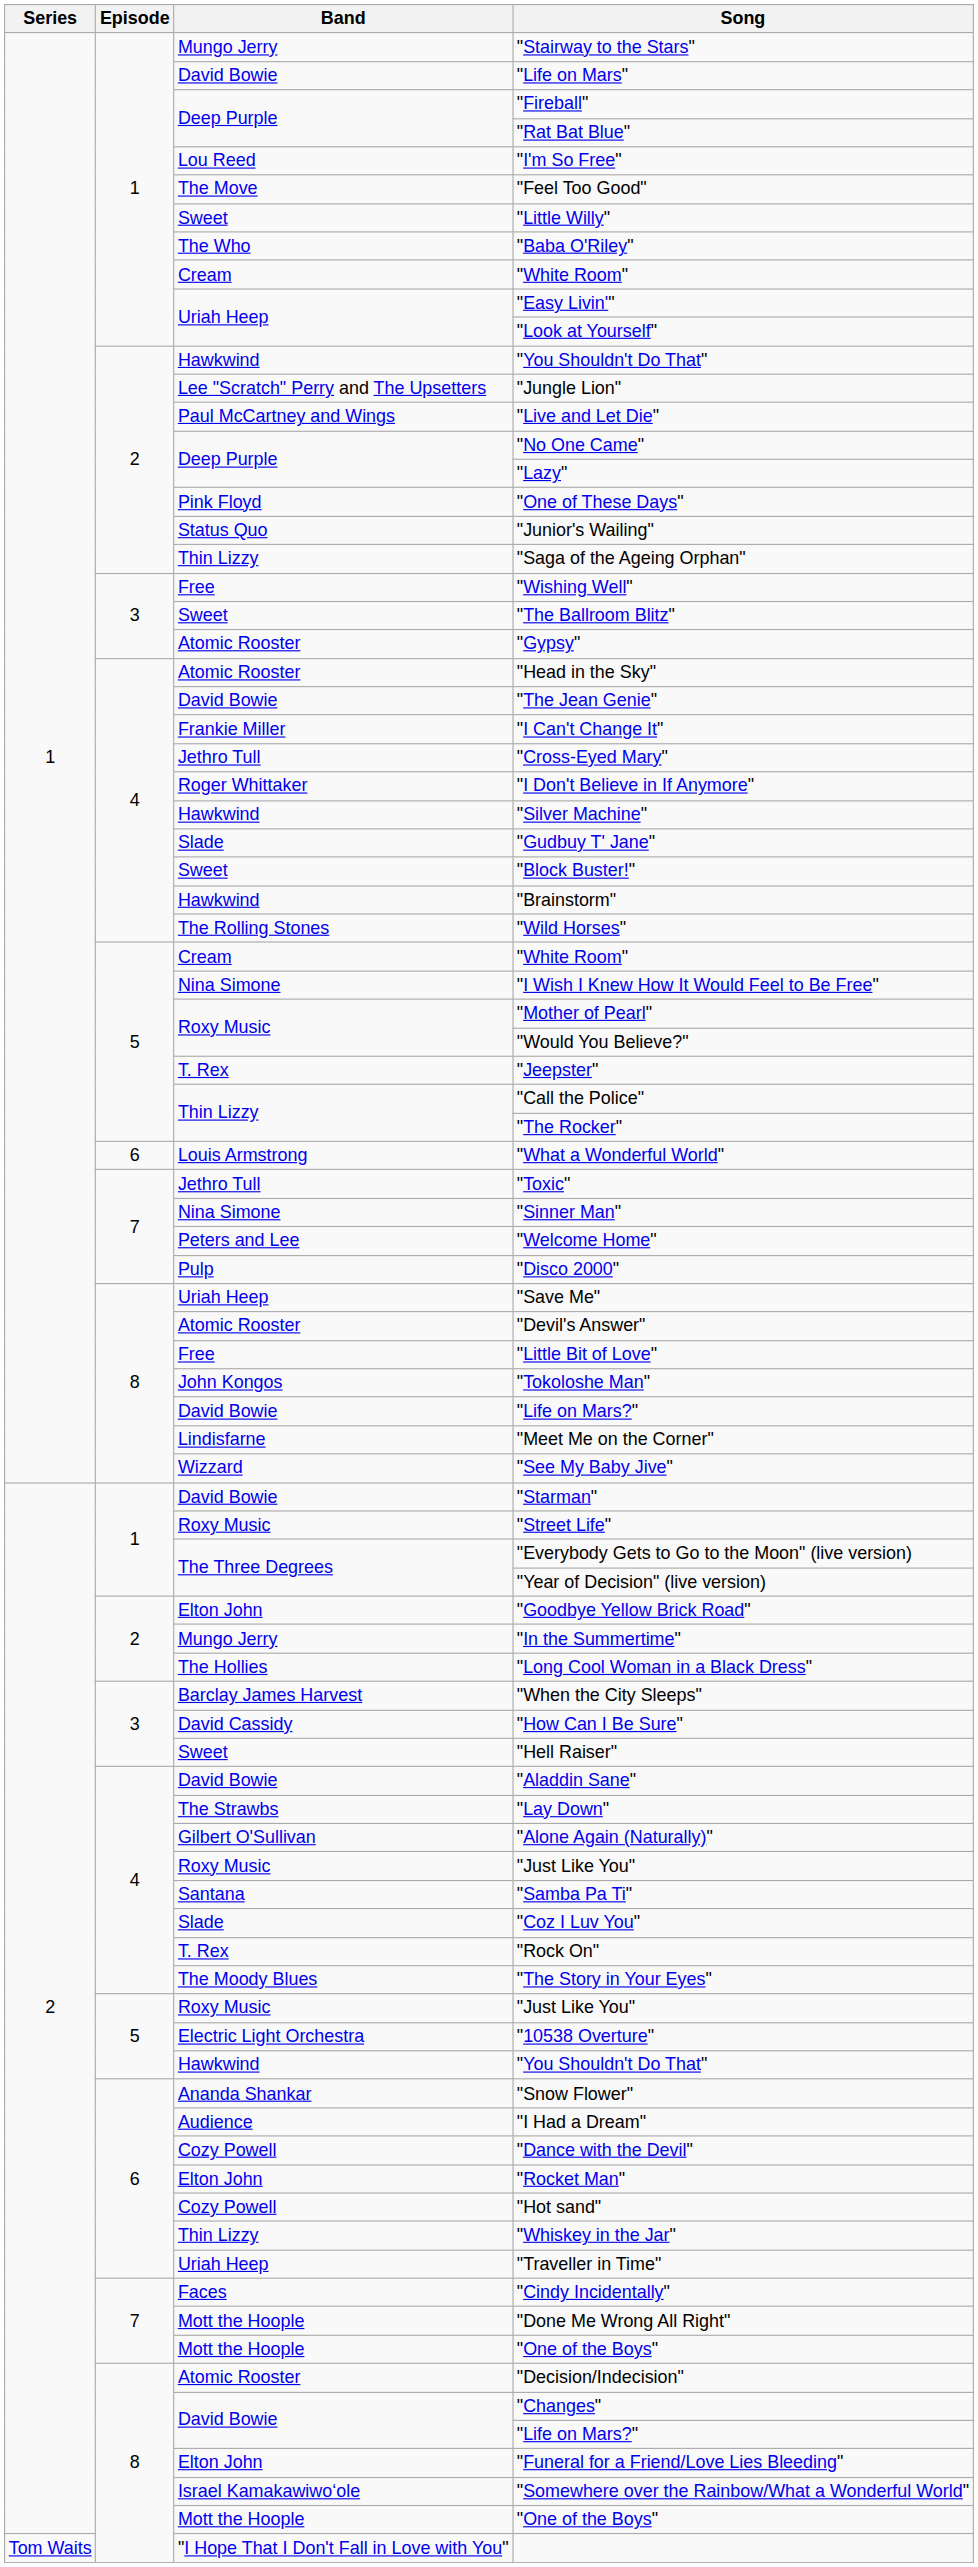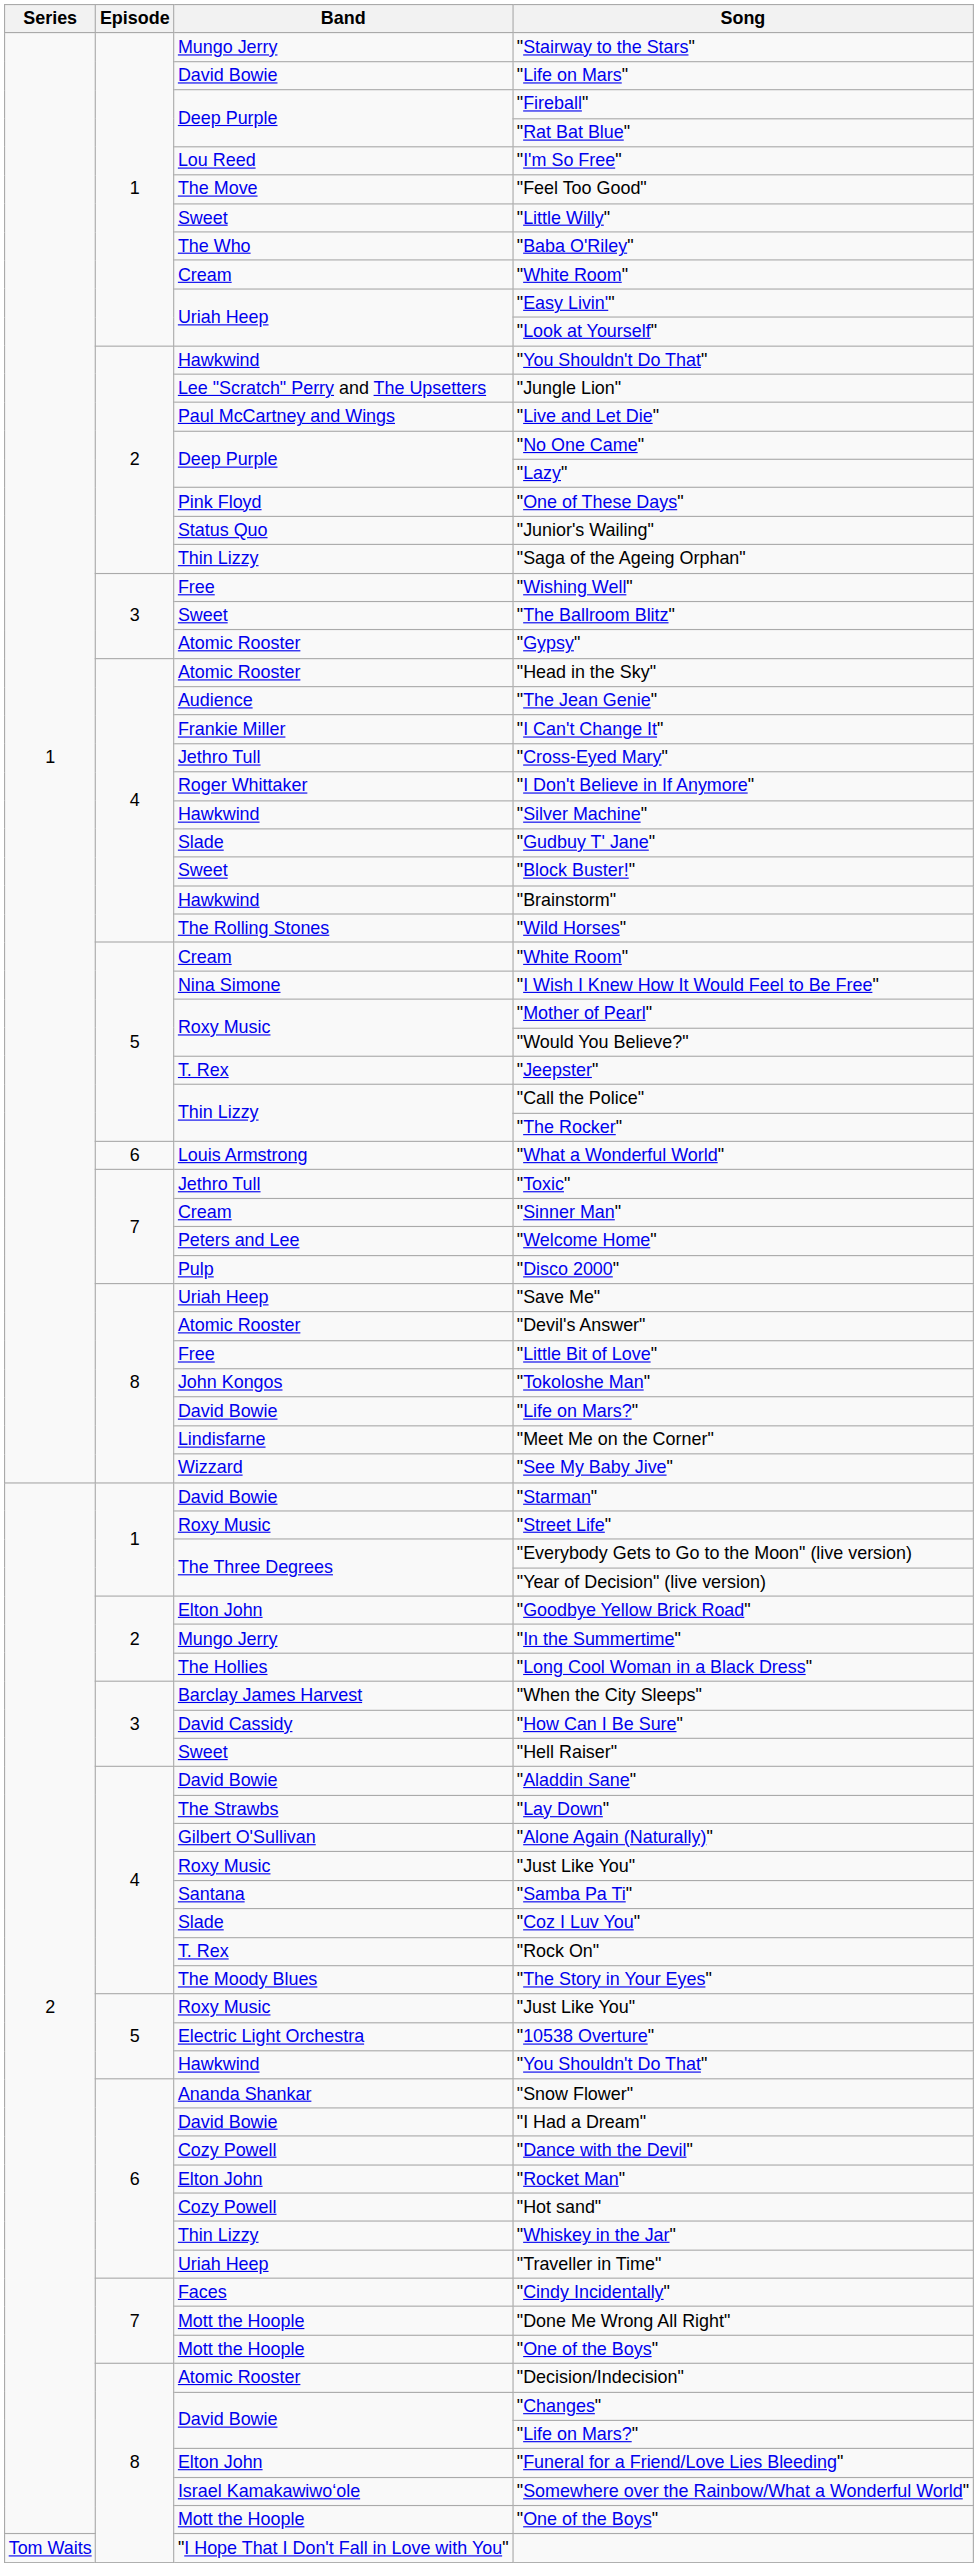(228, 700) David Bowie -> (215, 700) Audience
(229, 1212) Nina Simone -> (205, 1212) Cream
(215, 2121) Audience -> (228, 2121) David Bowie
